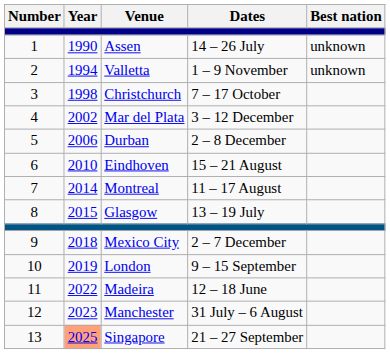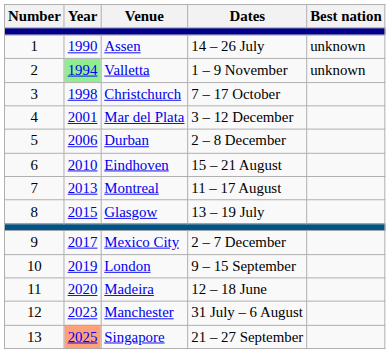(83, 70) no background -> (83, 70) lightgreen background
(83, 117) 2002 -> (83, 117) 2001
(83, 188) 2014 -> (83, 188) 2013
(83, 242) 2018 -> (83, 242) 2017
(83, 289) 2022 -> (83, 289) 2020
